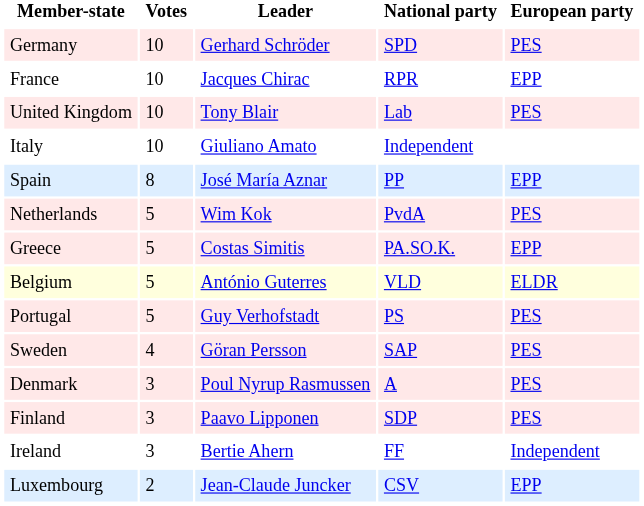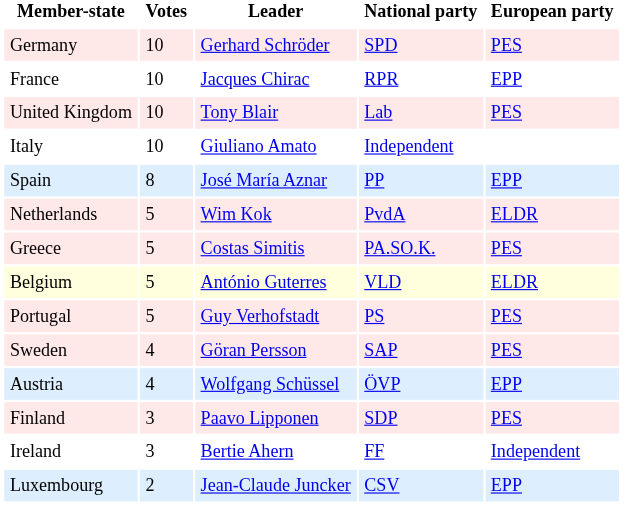(526, 214) PES -> (514, 214) ELDR
(526, 248) EPP -> (506, 248) PES
+ row: (37, 383)
- row: (44, 383)
